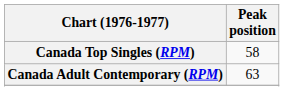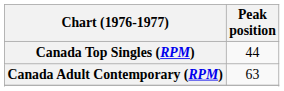(252, 52) 58 -> (252, 52) 44
